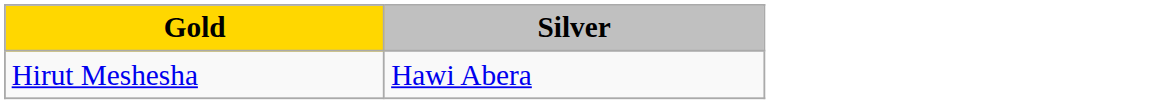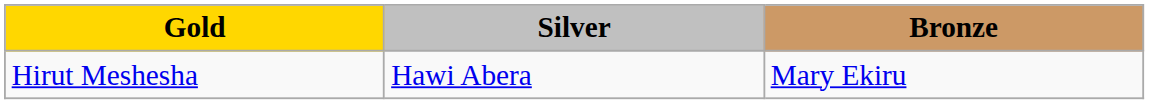+ column: (954, 27)
